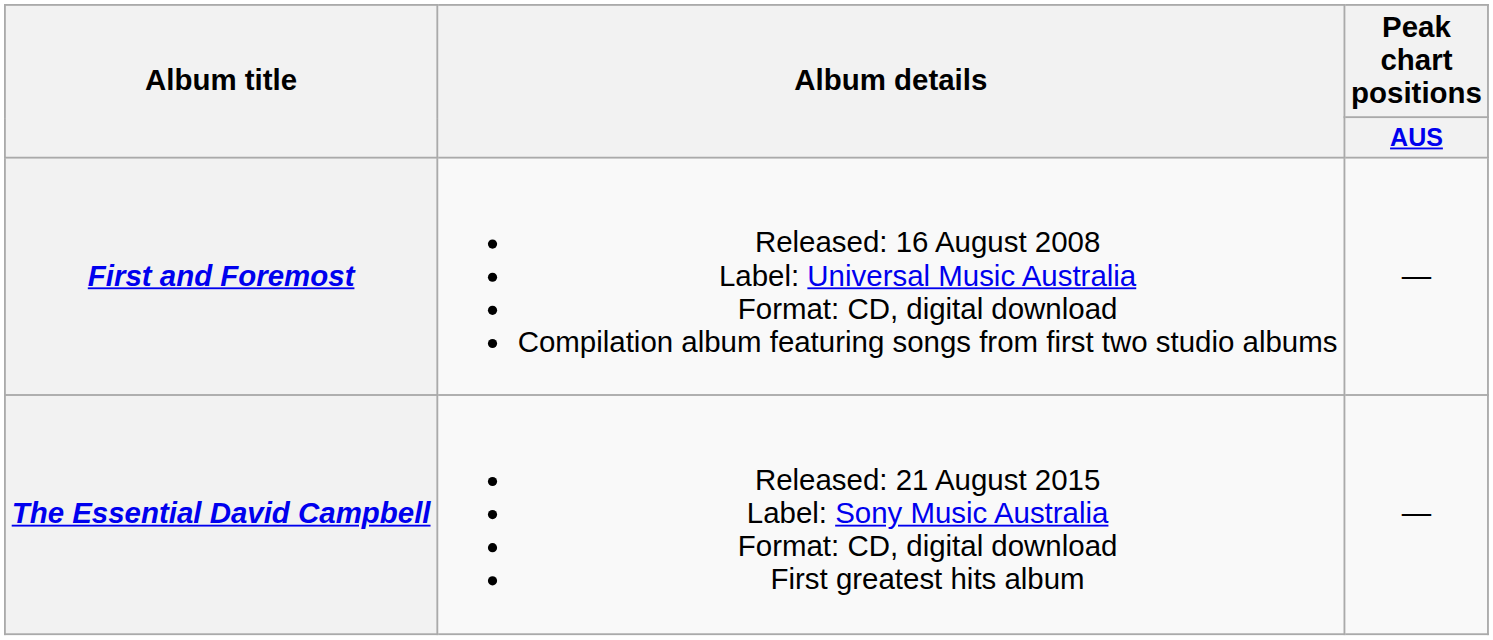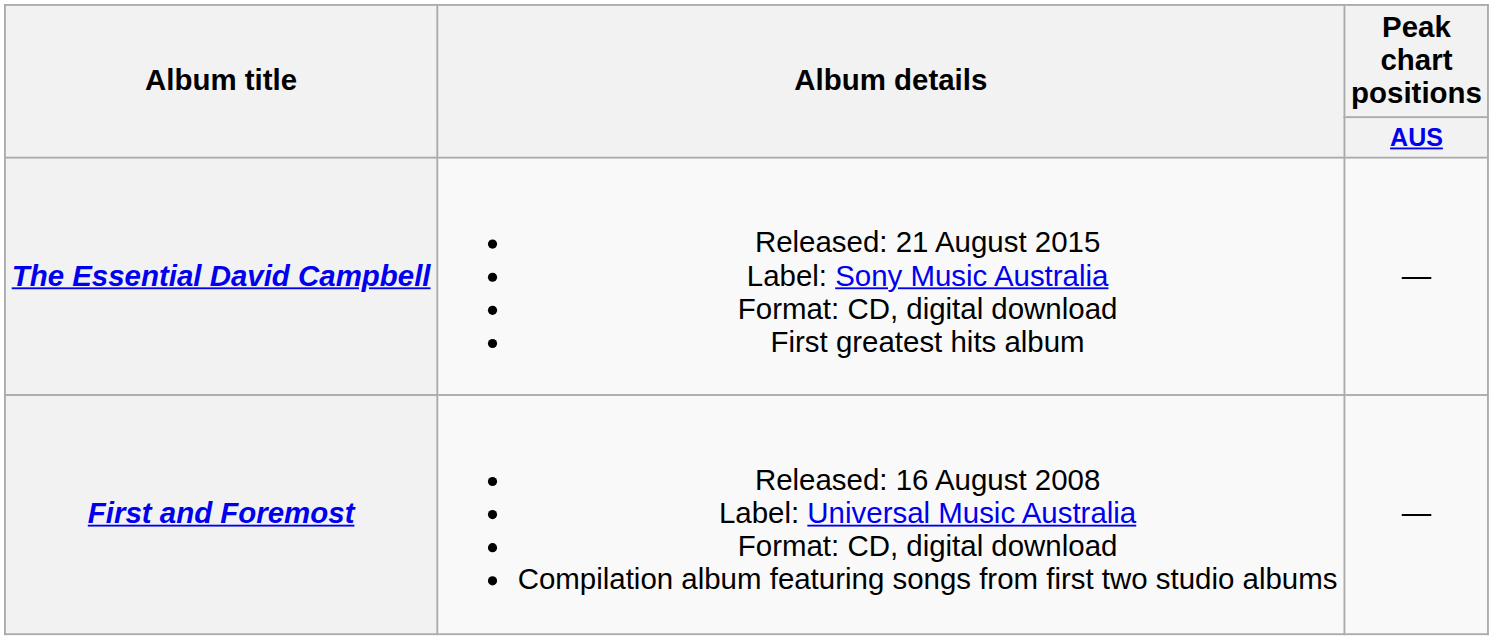rows swapped: (221, 275) <-> (221, 513)
